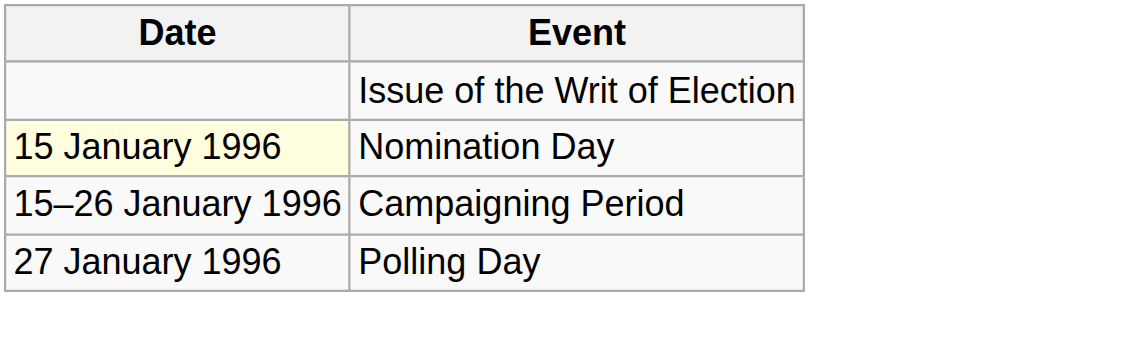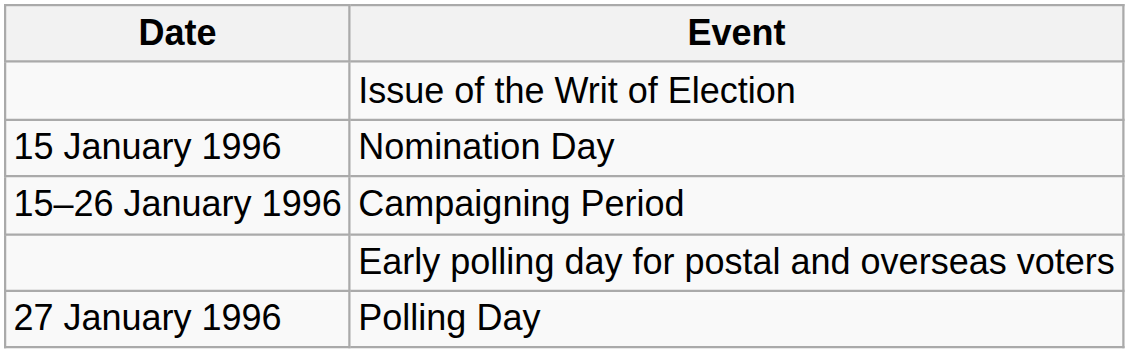(148, 147) lightyellow background -> (148, 147) no background
+ row: (737, 261)
